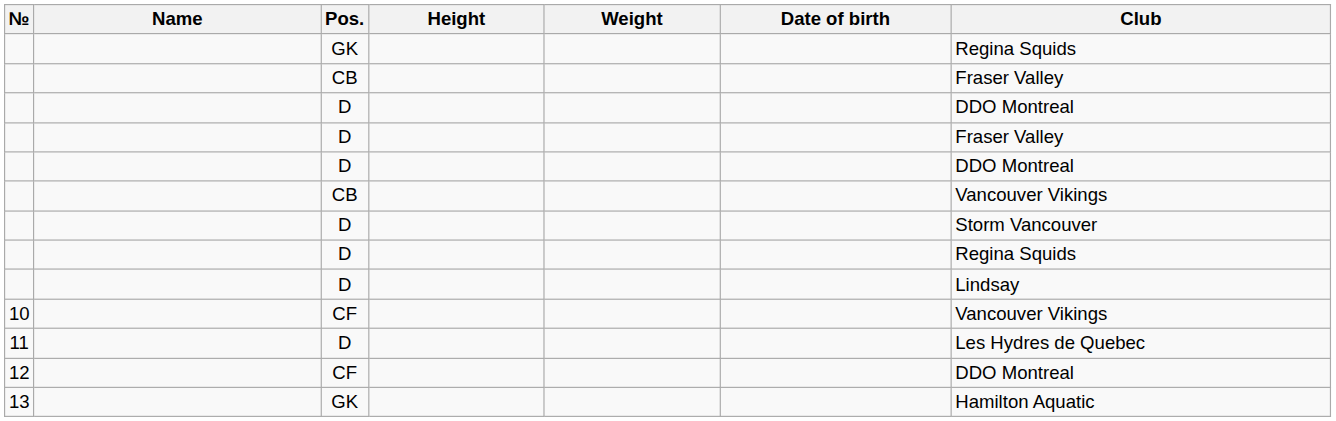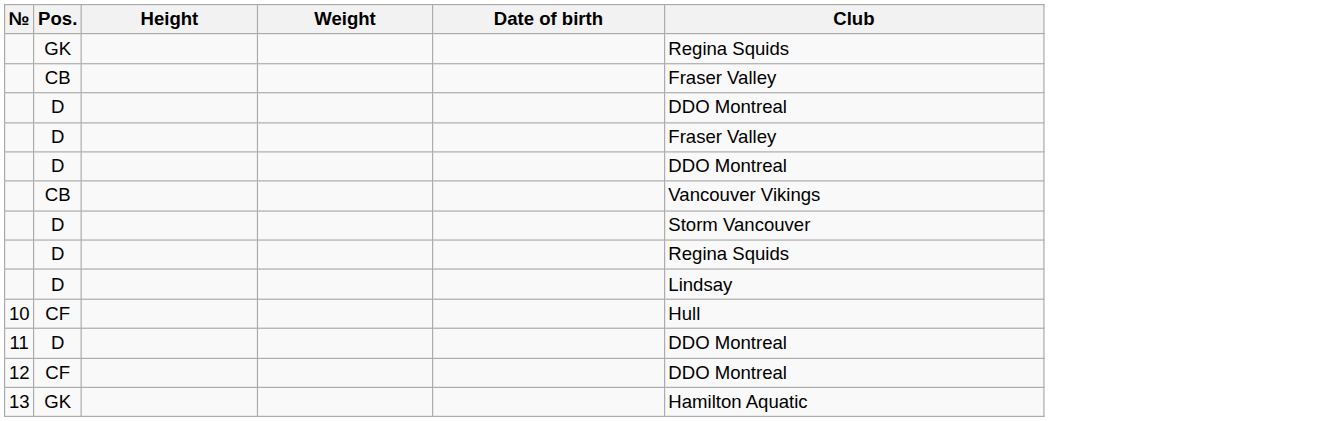- column: (177, 19)
(1031, 313) Vancouver Vikings -> (684, 313) Hull
(1050, 343) Les Hydres de Quebec -> (728, 343) DDO Montreal
